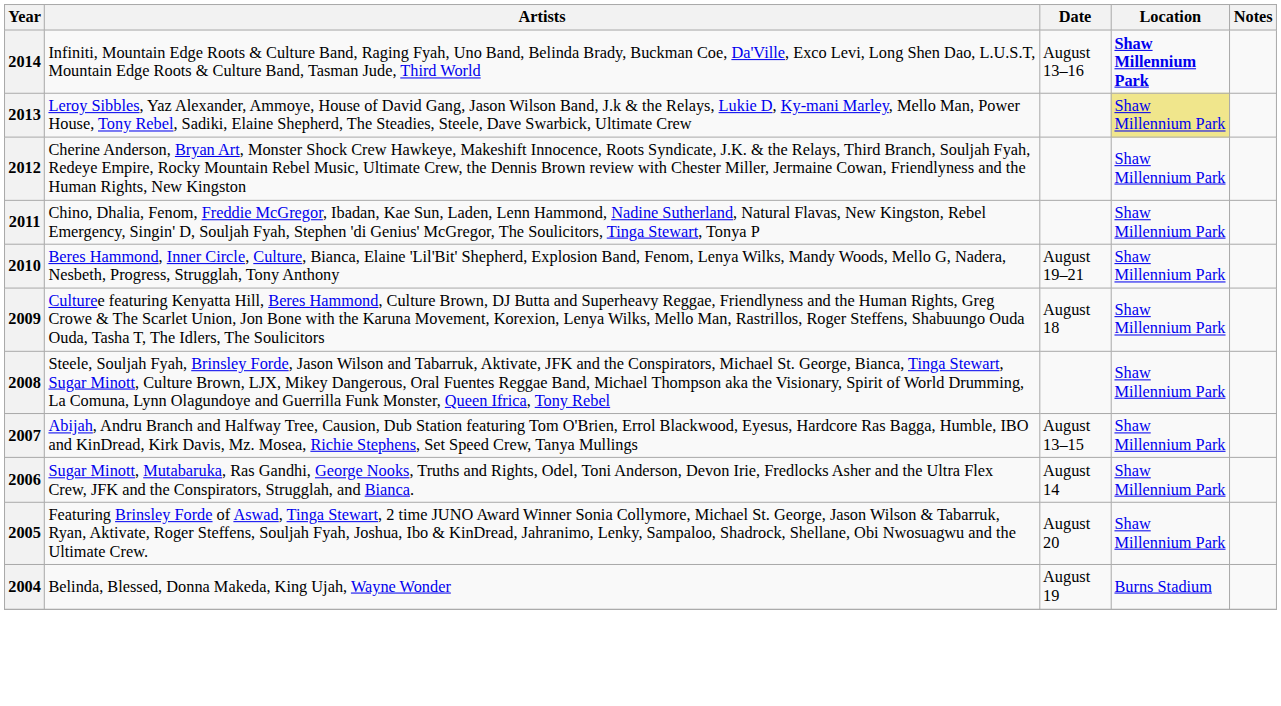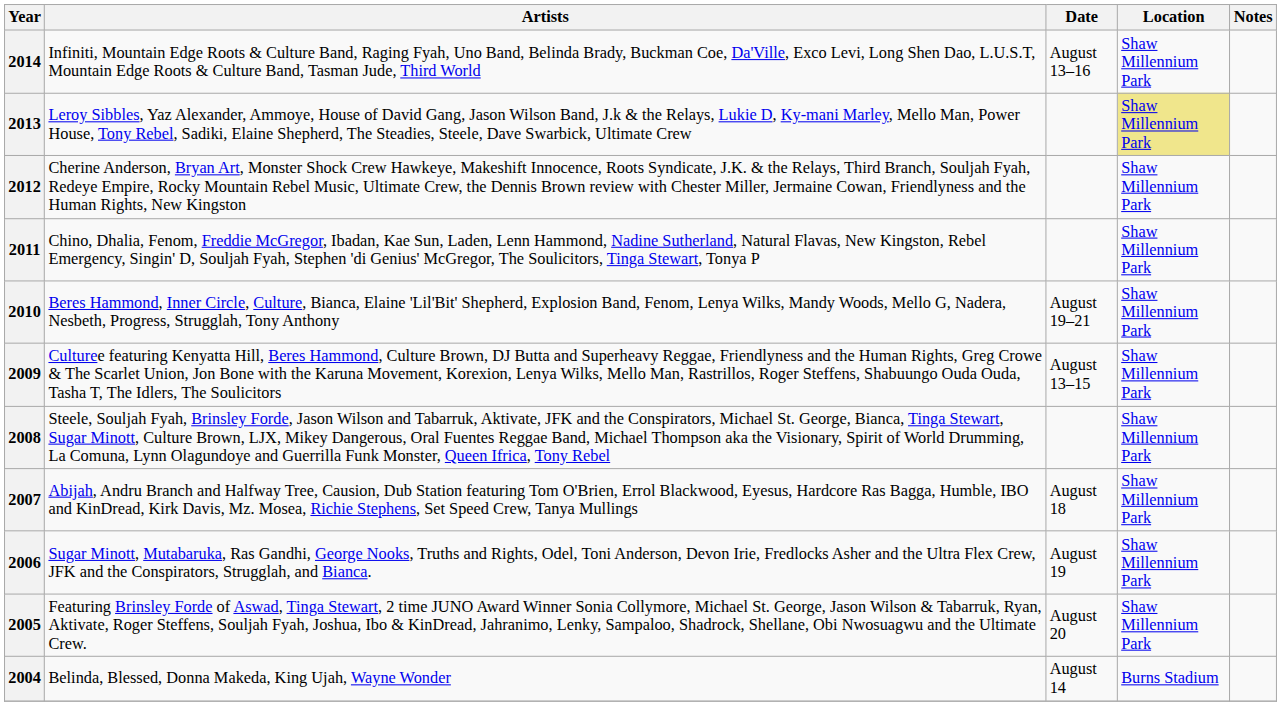(1155, 61) bold -> (1160, 61) normal
(1067, 319) August 18 -> (1073, 374) August 13–15
(1067, 435) August 13–15 -> (1073, 499) August 18
(1067, 479) August 14 -> (1073, 562) August 19
(1067, 586) August 19 -> (1073, 678) August 14
